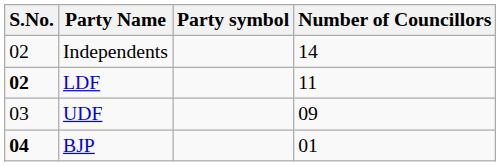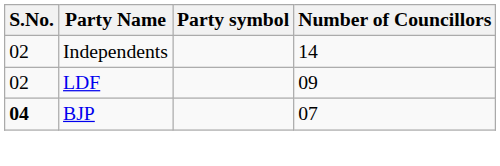(19, 82) bold -> (19, 82) normal
(308, 82) 11 -> (308, 82) 09
- row: (83, 113)
(308, 144) 01 -> (308, 113) 07
